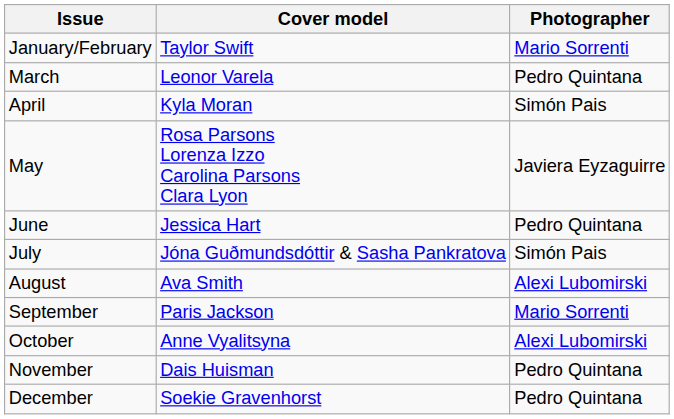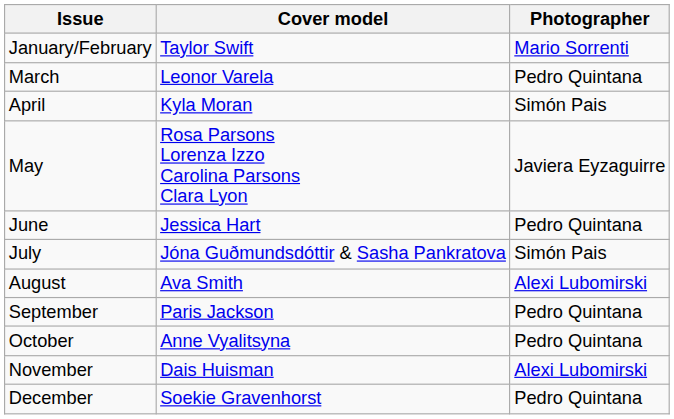(572, 311) Mario Sorrenti -> (578, 311) Pedro Quintana
(581, 340) Alexi Lubomirski -> (578, 340) Pedro Quintana
(578, 369) Pedro Quintana -> (581, 369) Alexi Lubomirski
